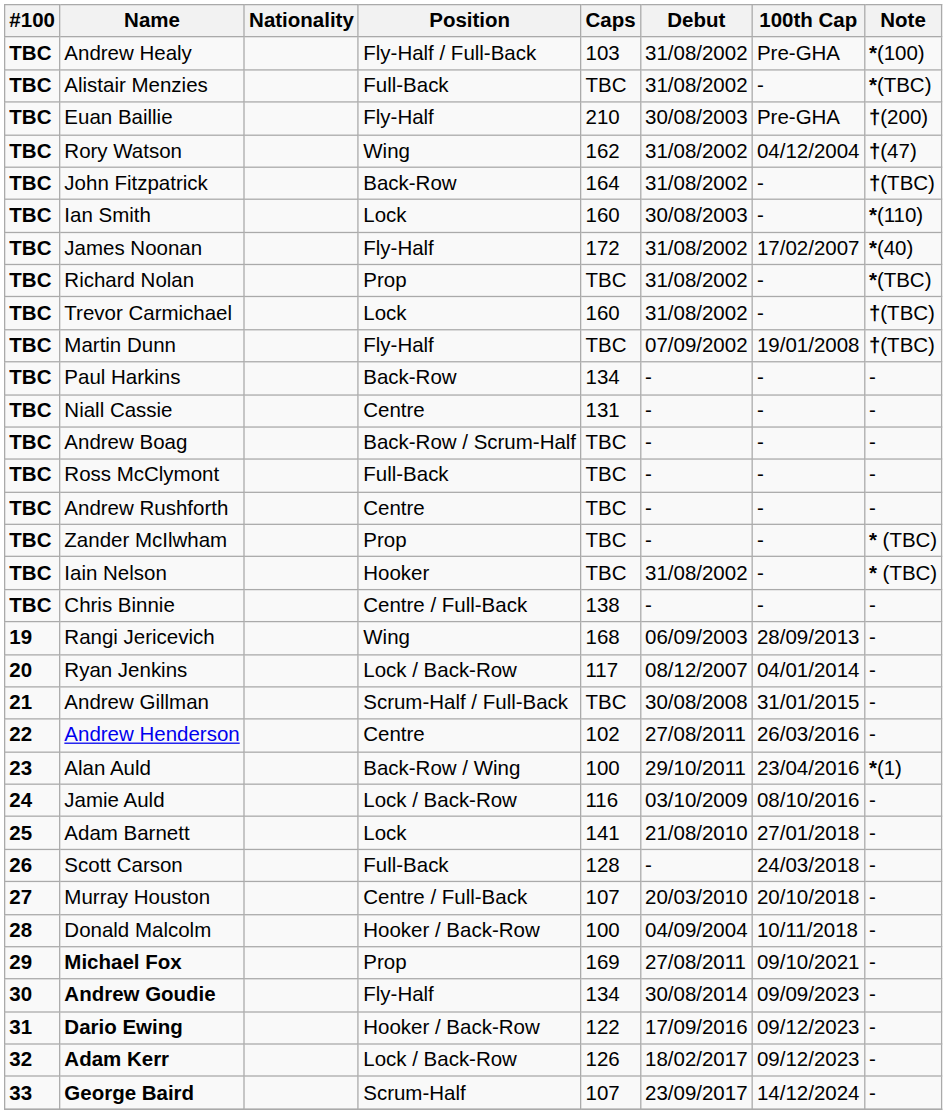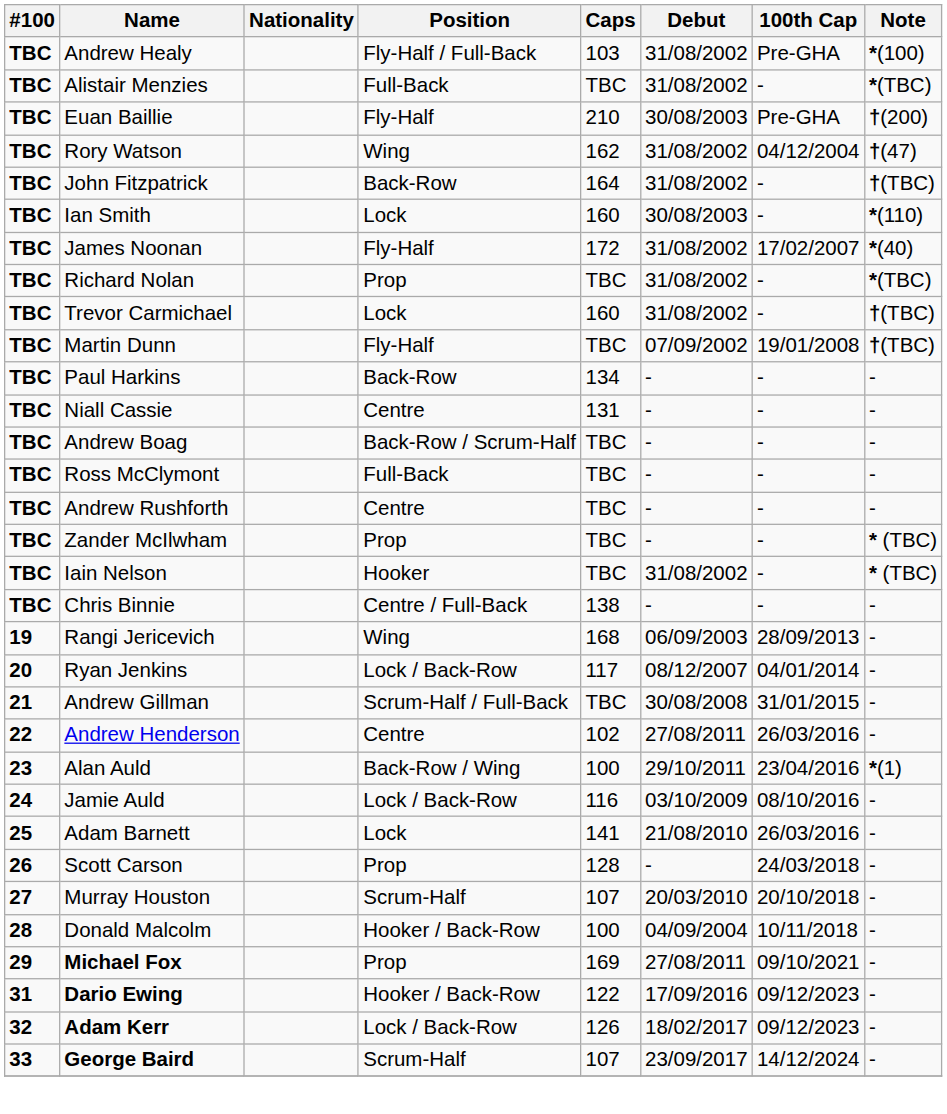(808, 832) 27/01/2018 -> (808, 832) 26/03/2016
(406, 865) Full-Back -> (385, 865) Prop
(445, 897) Centre / Full-Back -> (414, 897) Scrum-Half
- row: (140, 995)
